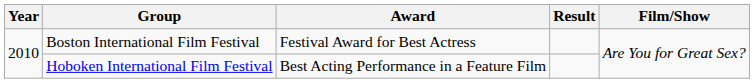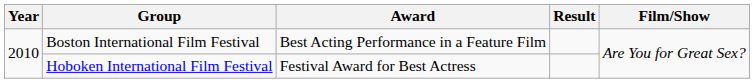(378, 41) Festival Award for Best Actress -> (413, 41) Best Acting Performance in a Feature Film
(413, 66) Best Acting Performance in a Feature Film -> (378, 66) Festival Award for Best Actress
